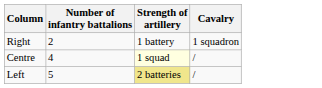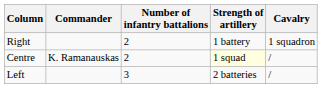+ column: (83, 18)
(51, 58) 4 -> (126, 58) 2
(51, 74) 5 -> (126, 74) 3
(159, 74) khaki background -> (235, 74) no background
